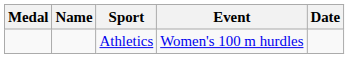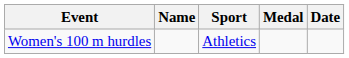columns swapped: (28, 16) <-> (232, 16)
